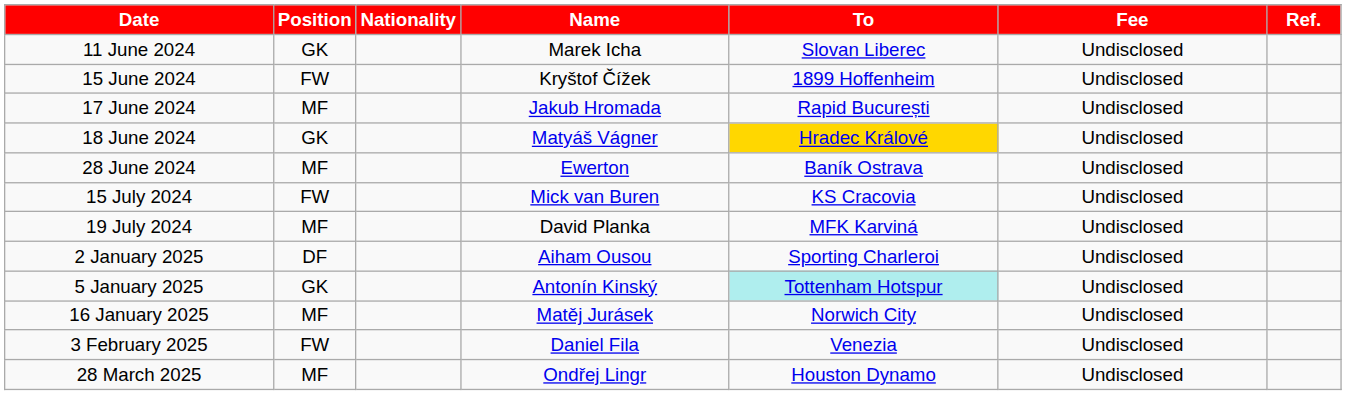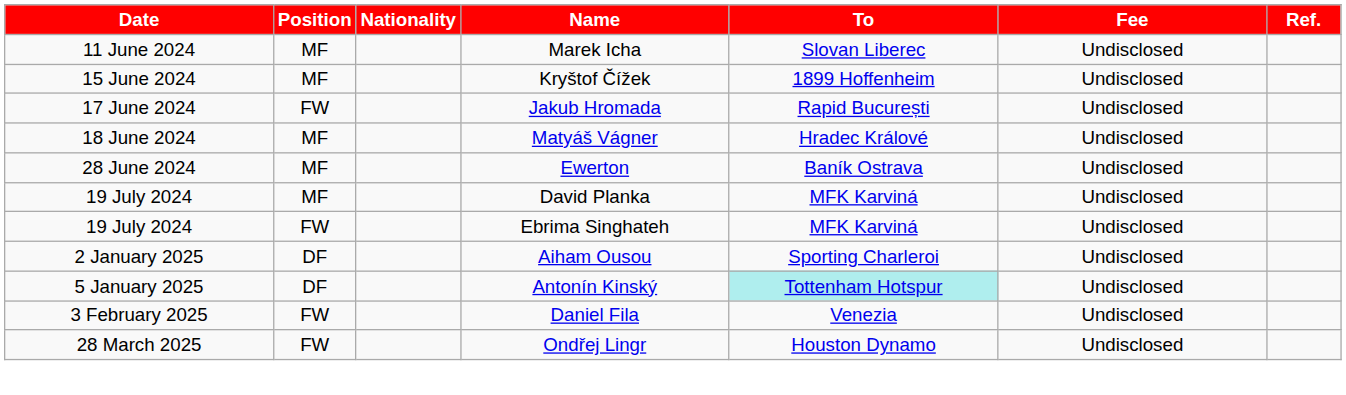(315, 49) GK -> (315, 49) MF
(315, 79) FW -> (315, 79) MF
(315, 109) MF -> (315, 109) FW
(315, 138) GK -> (315, 138) MF
(864, 138) gold background -> (864, 138) no background
- row: (595, 197)
+ row: (595, 227)
(315, 286) GK -> (315, 286) DF
- row: (595, 316)
(315, 375) MF -> (315, 345) FW
